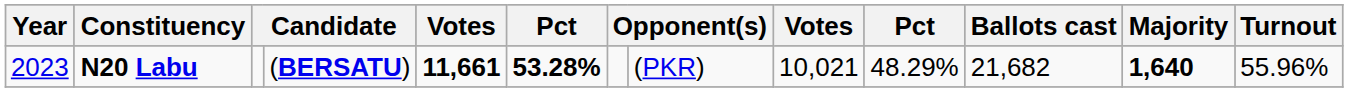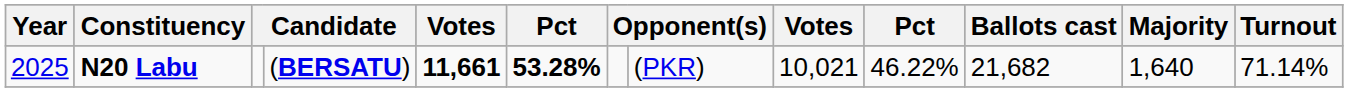(40, 67) 2023 -> (40, 67) 2025
(915, 67) 48.29% -> (915, 67) 46.22%
(1161, 67) bold -> (1161, 67) normal
(1284, 67) 55.96% -> (1284, 67) 71.14%
